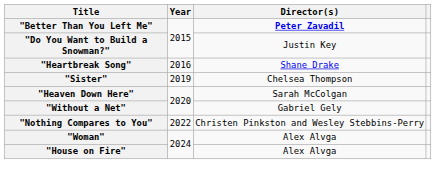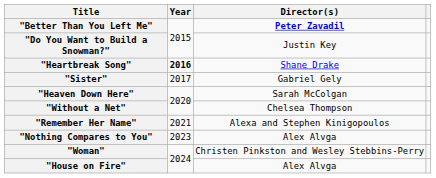(180, 65) normal -> (180, 65) bold
(180, 79) 2019 -> (180, 79) 2017
(310, 79) Chelsea Thompson -> (310, 79) Gabriel Gely
(310, 108) Gabriel Gely -> (310, 108) Chelsea Thompson
+ row: (86, 123)
(180, 123) 2022 -> (180, 137) 2023
(310, 123) Christen Pinkston and Wesley Stebbins-Perry -> (310, 137) Alex Alvga
(310, 137) Alex Alvga -> (310, 151) Christen Pinkston and Wesley Stebbins-Perry
